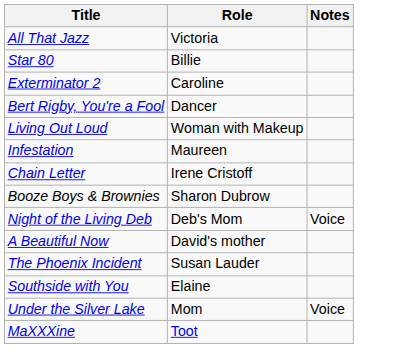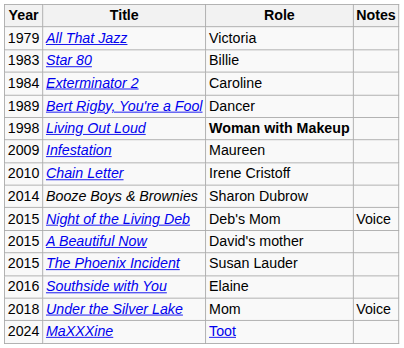+ column: (24, 15)
(237, 128) normal -> (279, 128) bold
